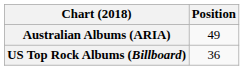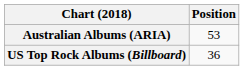(214, 34) 49 -> (214, 34) 53
